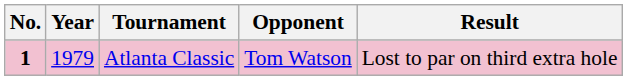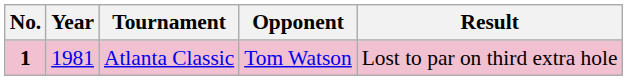(73, 57) 1979 -> (73, 57) 1981
